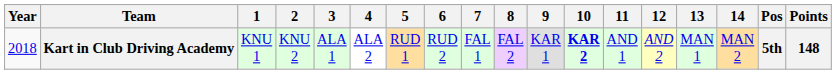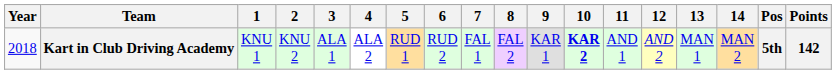(809, 48) 148 -> (809, 48) 142
